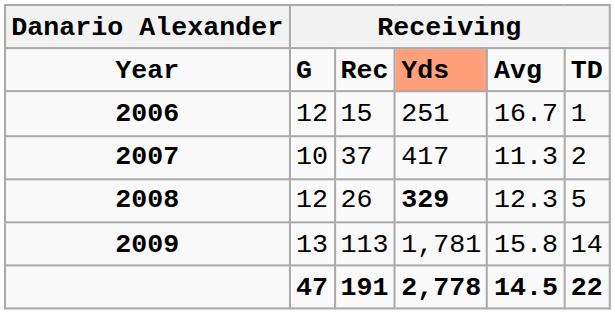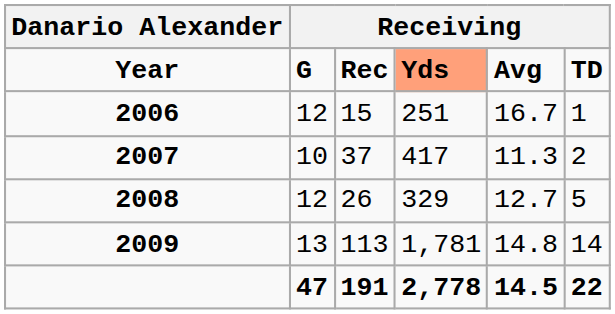(425, 200) bold -> (425, 200) normal
(526, 200) 12.3 -> (526, 200) 12.7
(526, 244) 15.8 -> (526, 244) 14.8
